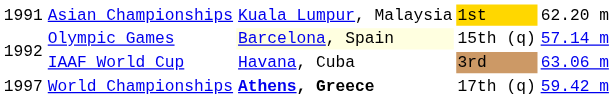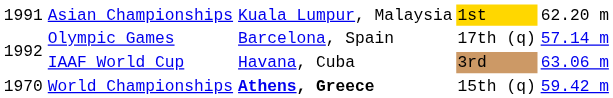(316, 39) lightyellow background -> (316, 39) no background
(497, 39) 15th (q) -> (497, 39) 17th (q)
(23, 86) 1997 -> (23, 86) 1970
(497, 86) 17th (q) -> (497, 86) 15th (q)
